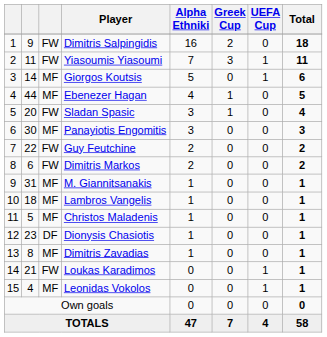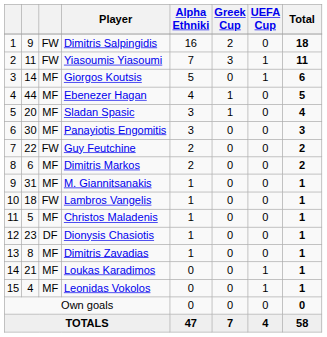(50, 113) FW -> (50, 113) MF
(50, 165) FW -> (50, 165) MF
(50, 200) MF -> (50, 200) FW
(50, 270) FW -> (50, 270) MF
